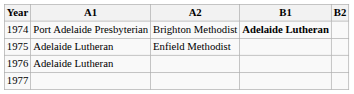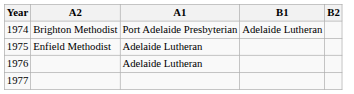columns swapped: (91, 13) <-> (195, 13)
(286, 30) bold -> (282, 30) normal
